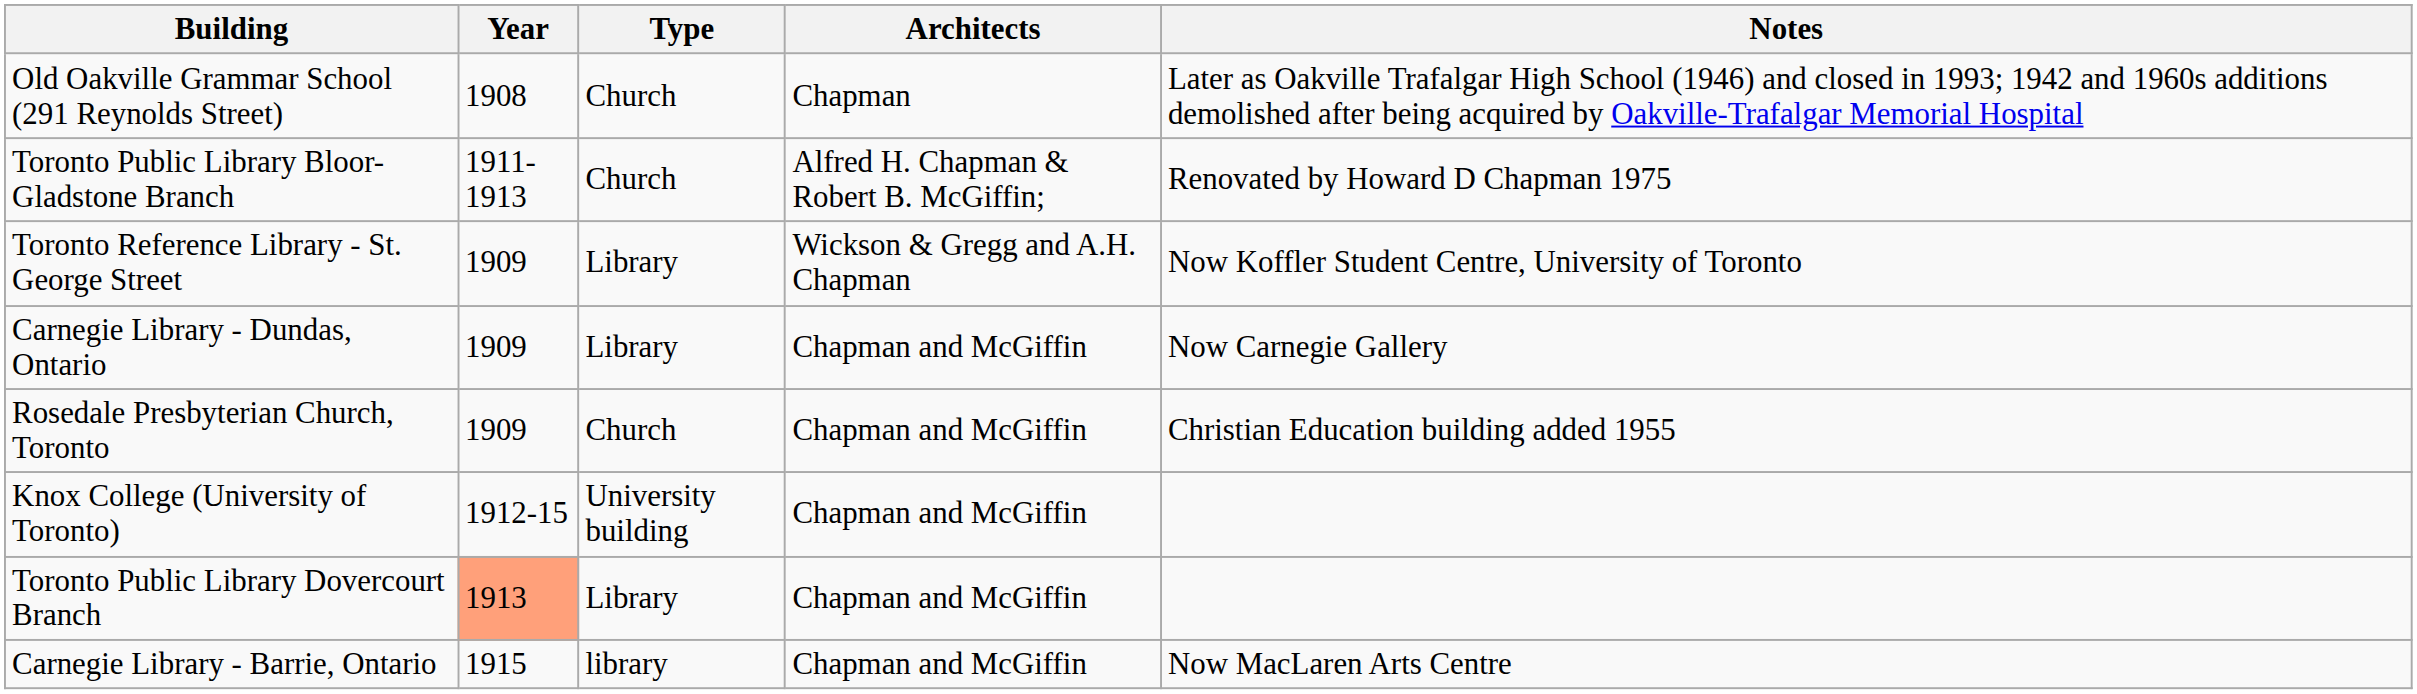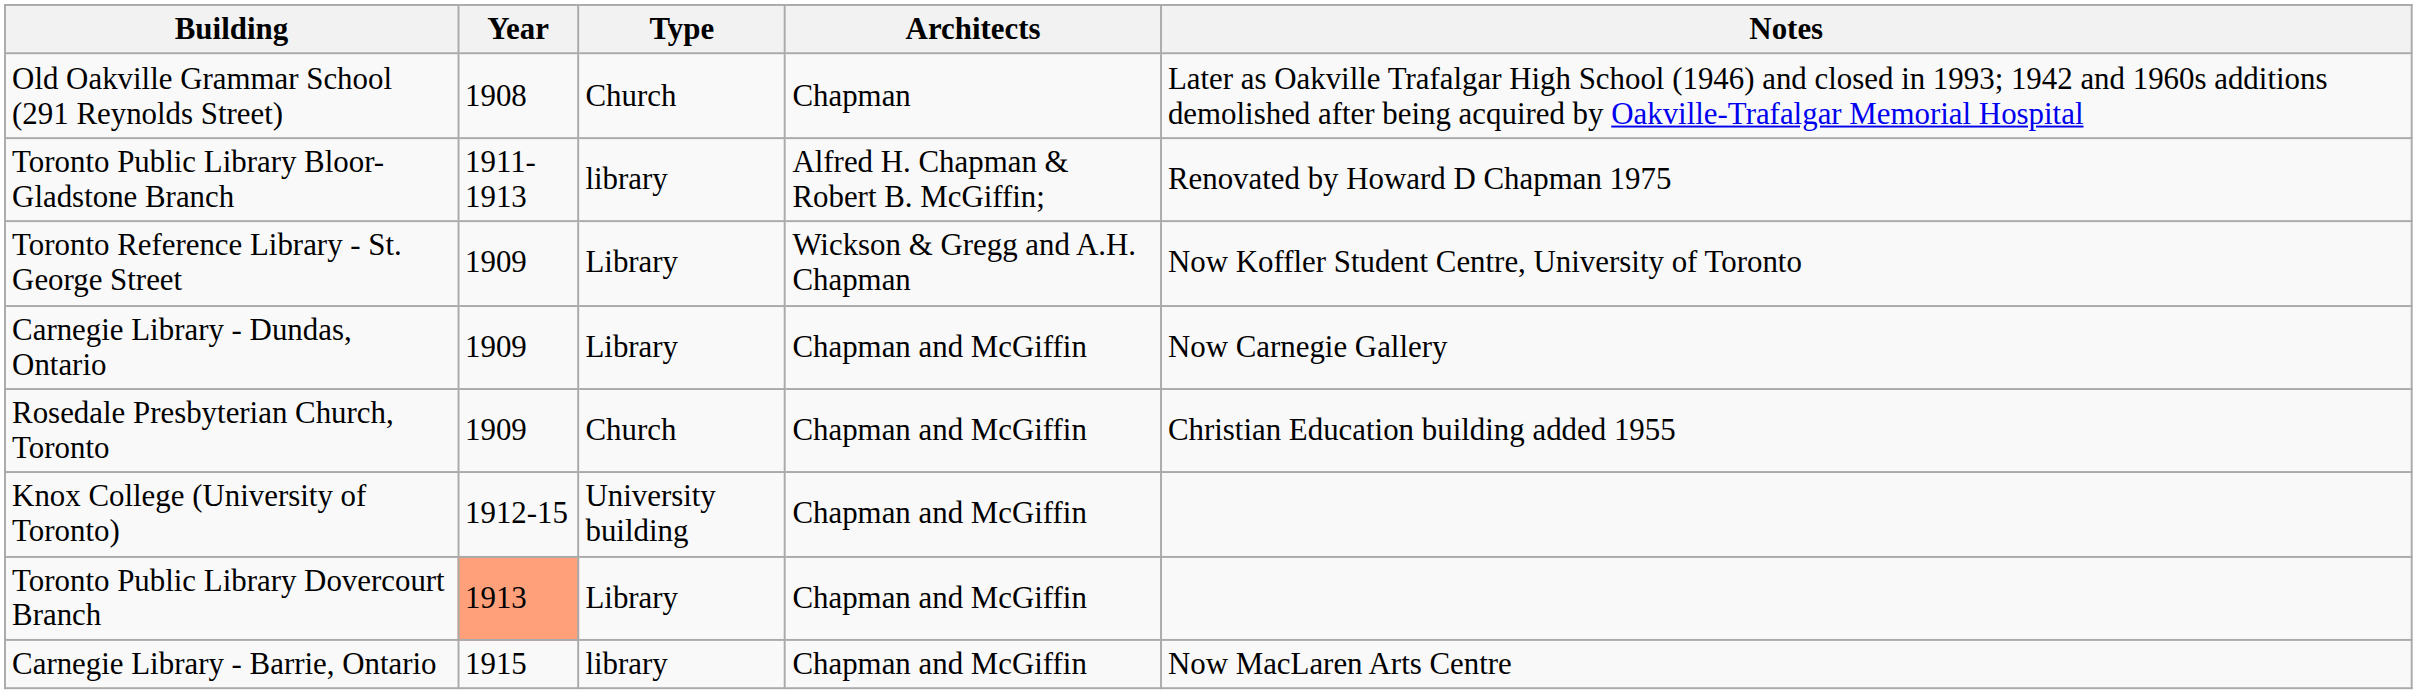(631, 179) Church -> (627, 179) library
